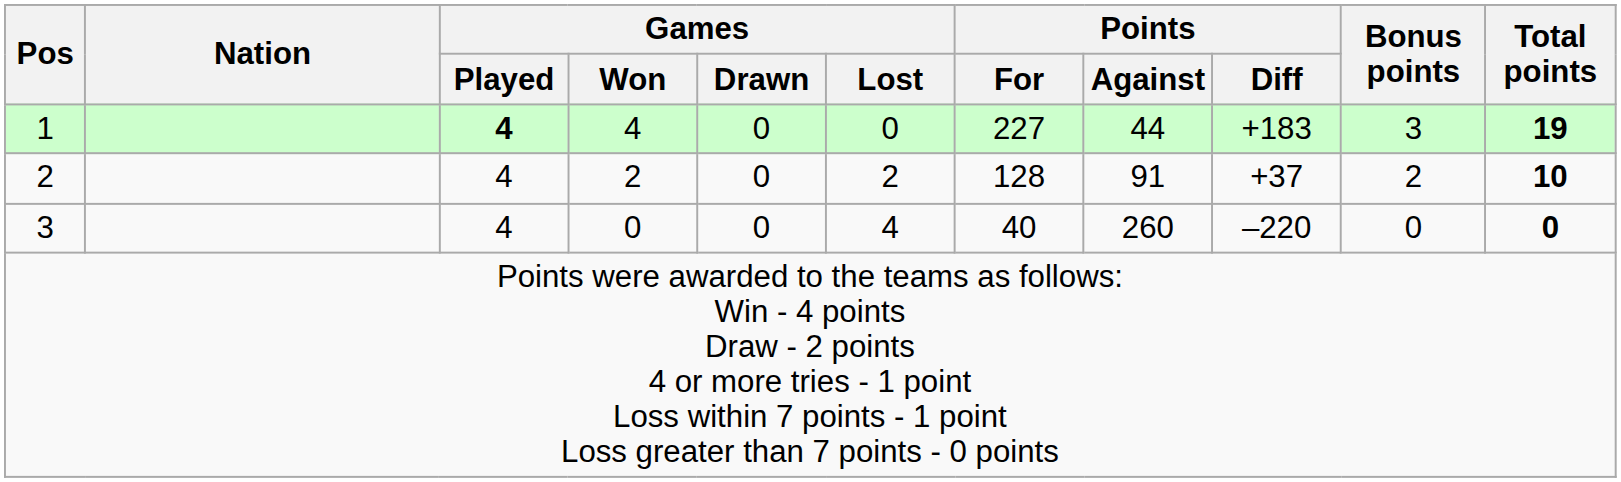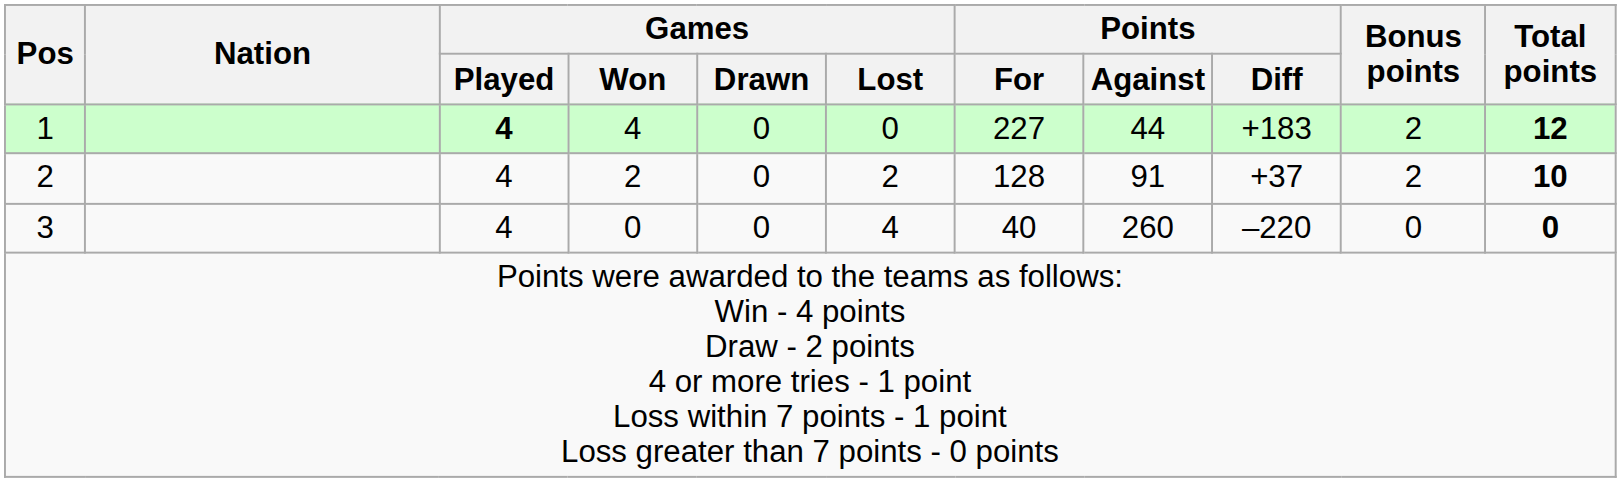(1413, 128) 3 -> (1413, 128) 2
(1550, 128) 19 -> (1550, 128) 12
